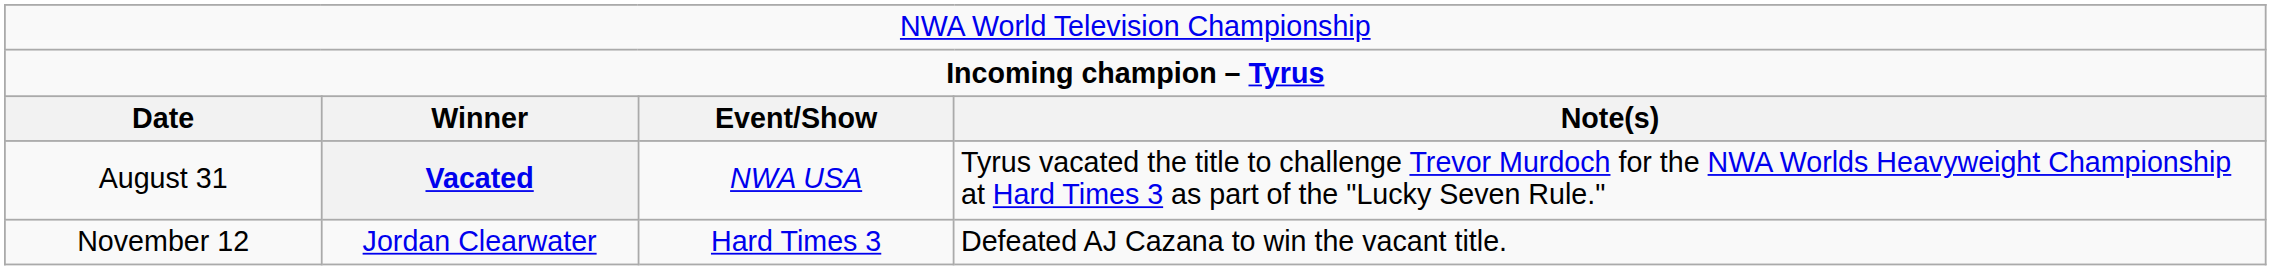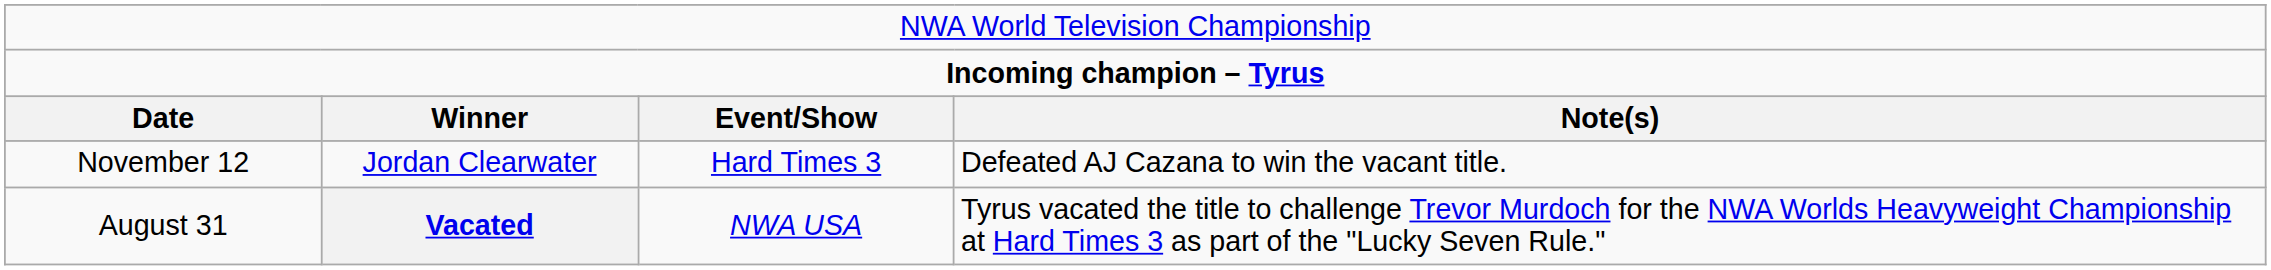rows swapped: (163, 179) <-> (163, 241)
